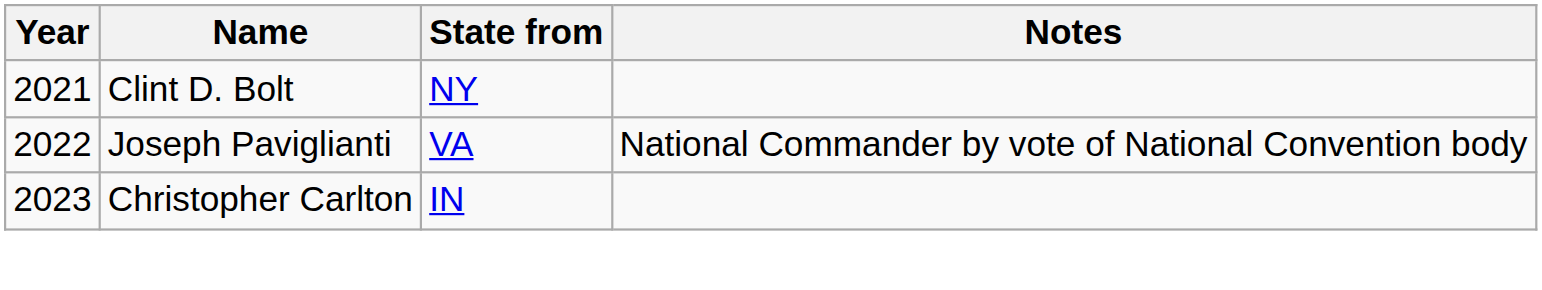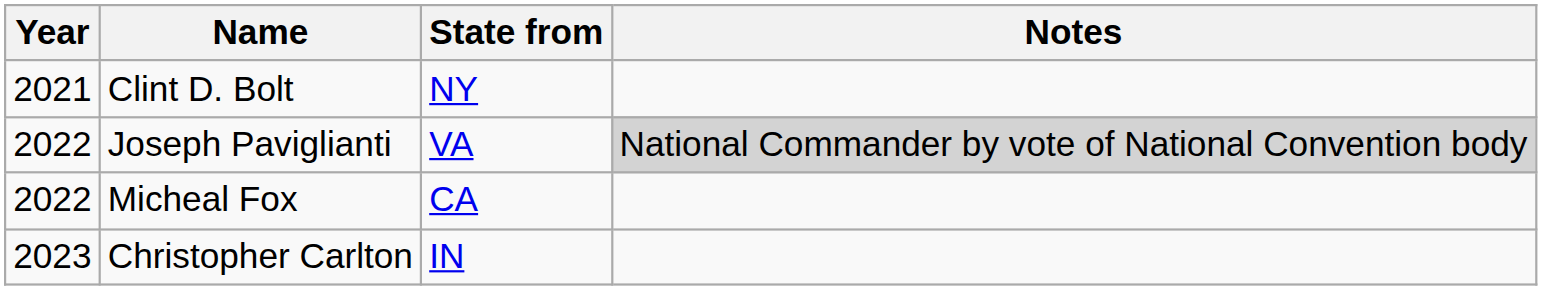(1073, 144) no background -> (1073, 144) lightgrey background
+ row: (203, 199)
